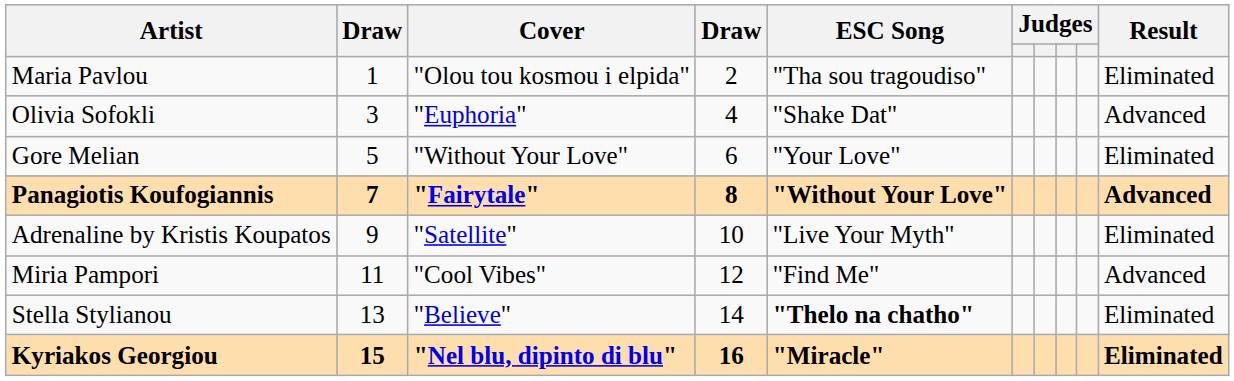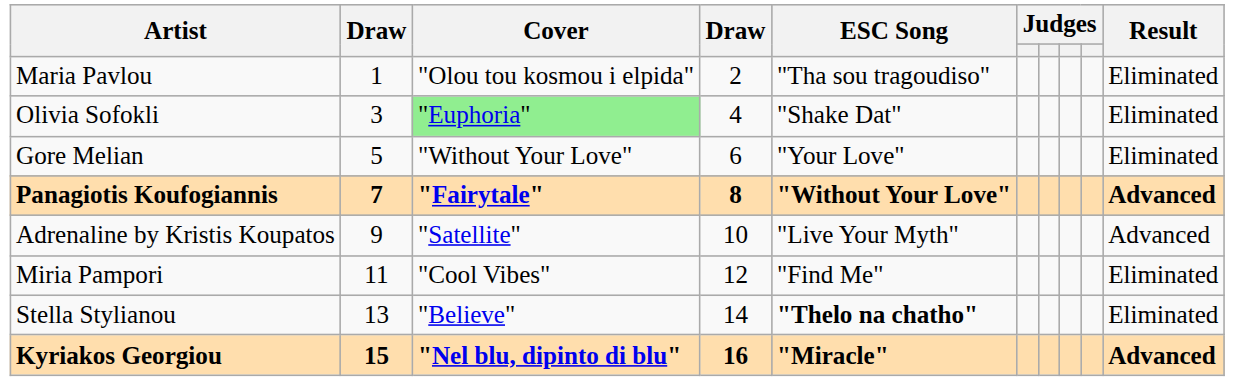(470, 115) no background -> (474, 115) lightgreen background
(1155, 115) Advanced -> (1163, 115) Eliminated
(1159, 235) Eliminated -> (1159, 235) Advanced
(1155, 275) Advanced -> (1163, 275) Eliminated
(1163, 354) Eliminated -> (1162, 354) Advanced
